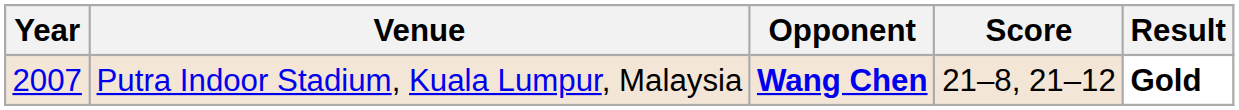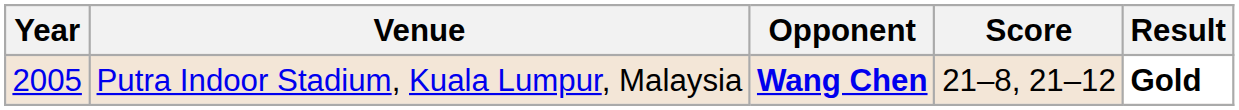(47, 80) 2007 -> (47, 80) 2005
